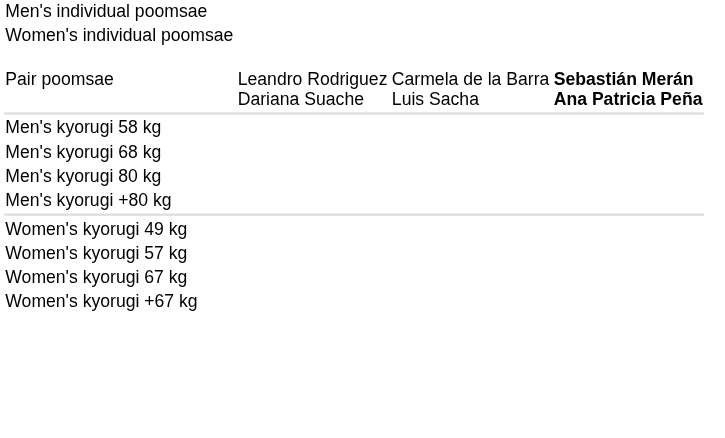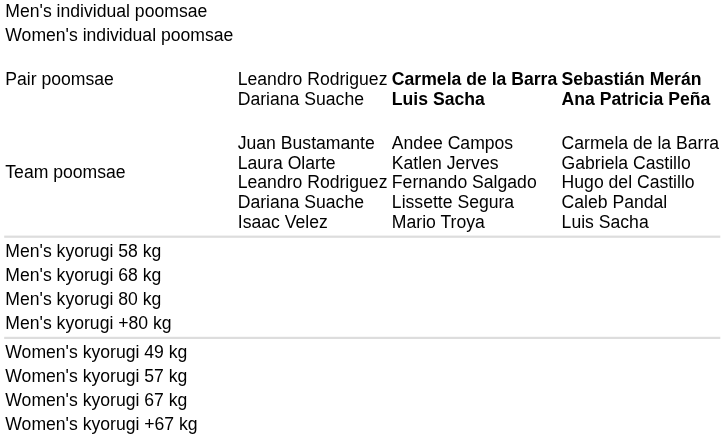(471, 89) normal -> (475, 89) bold
+ row: (65, 172)
